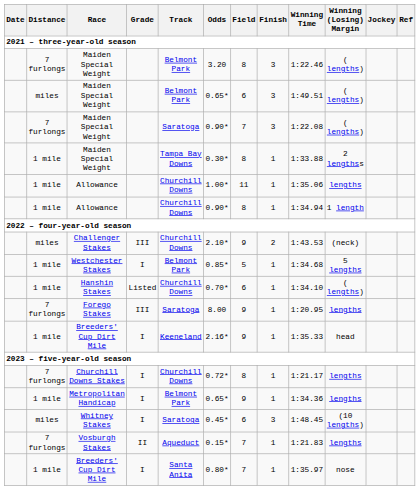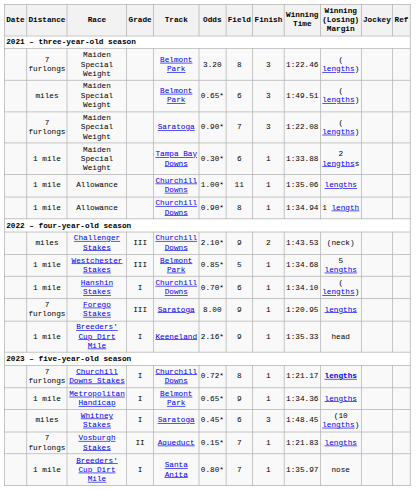(244, 159) 8 -> (239, 159) 6
(142, 265) I -> (140, 265) III
(142, 287) Listed -> (140, 287) I
(345, 376) normal -> (341, 376) bold
